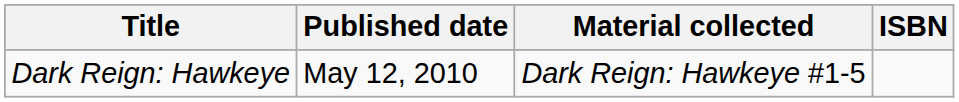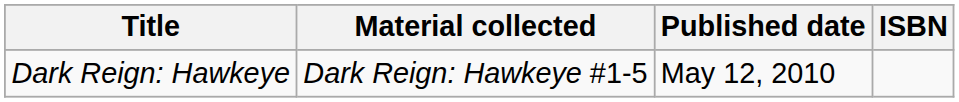columns swapped: (694, 27) <-> (406, 27)
